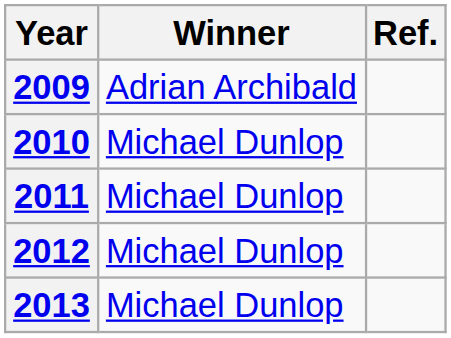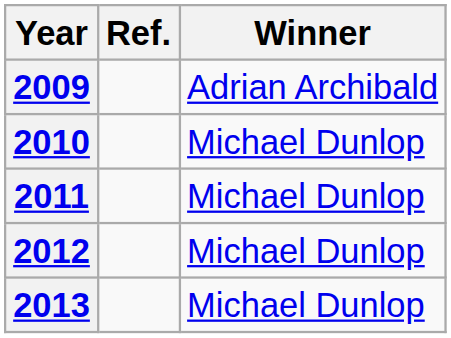columns swapped: (231, 33) <-> (406, 33)
